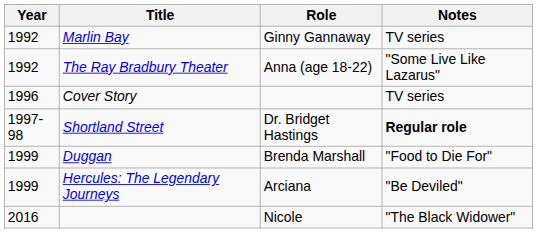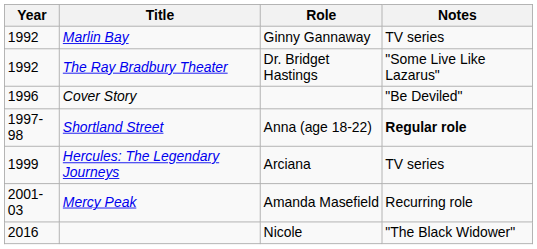(318, 67) Anna (age 18-22) -> (296, 67) Dr. Bridget Hastings
(415, 97) TV series -> (424, 97) "Be Deviled"
(297, 127) Dr. Bridget Hastings -> (318, 127) Anna (age 18-22)
- row: (87, 157)
(424, 187) "Be Deviled" -> (415, 165) TV series
+ row: (100, 202)
